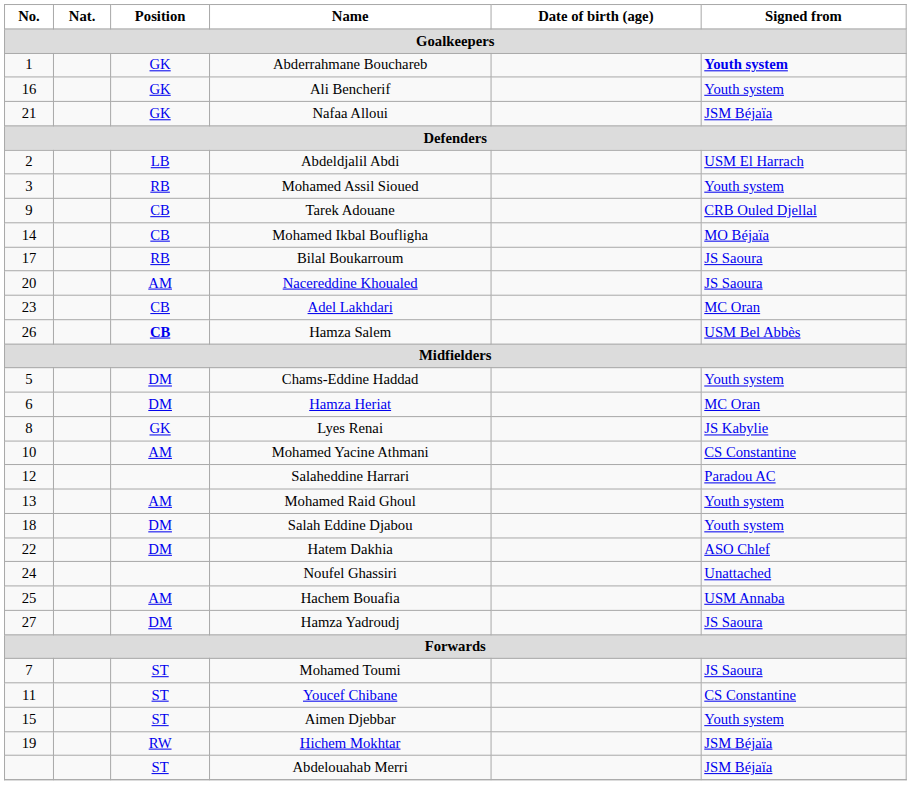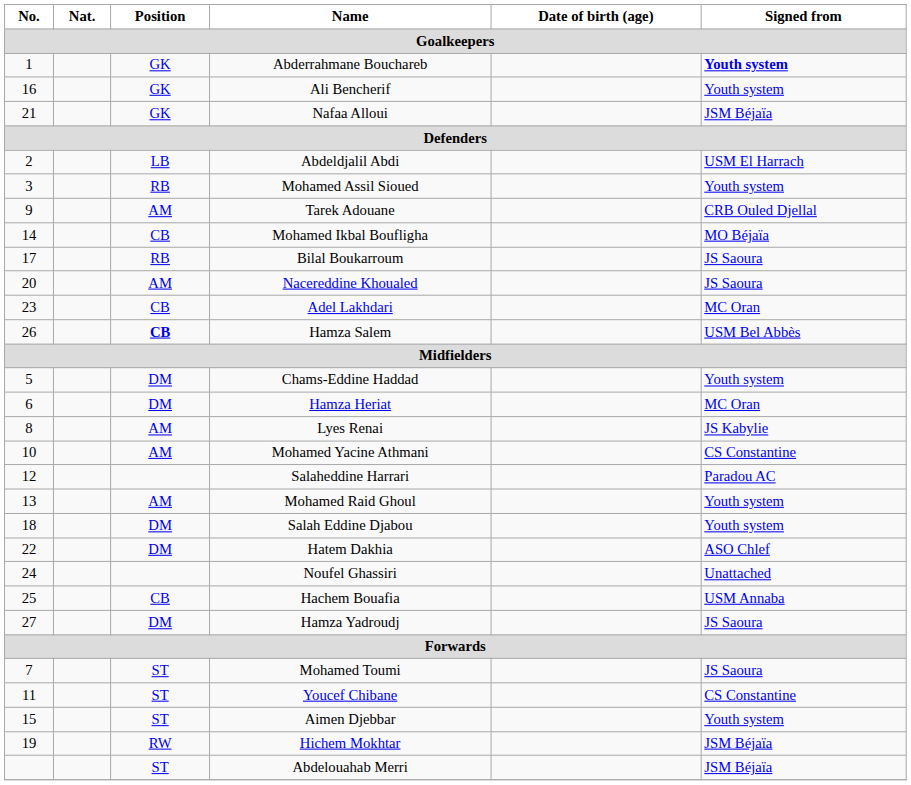(160, 210) CB -> (160, 210) AM
(160, 428) GK -> (160, 428) AM
(160, 598) AM -> (160, 598) CB
